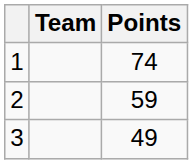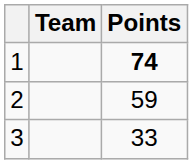(144, 61) normal -> (144, 61) bold
(144, 138) 49 -> (144, 138) 33
